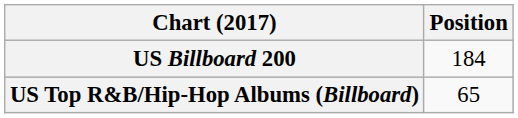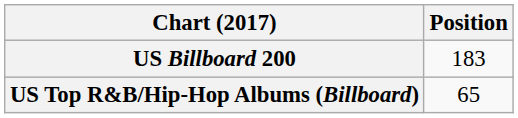(469, 58) 184 -> (469, 58) 183
